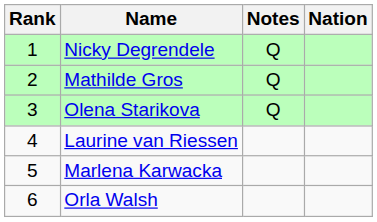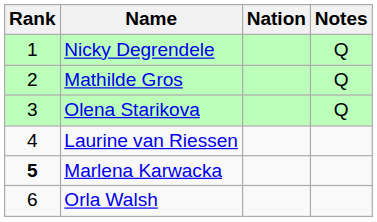columns swapped: (338, 19) <-> (273, 19)
(32, 170) normal -> (32, 170) bold
